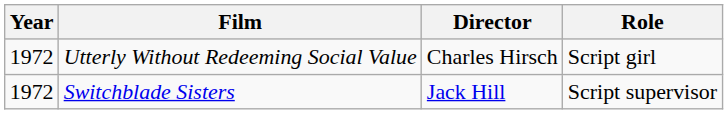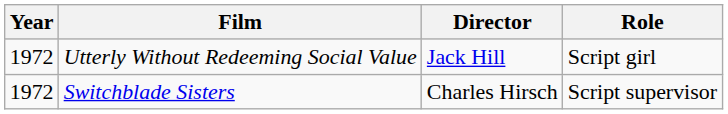(492, 56) Charles Hirsch -> (466, 56) Jack Hill
(466, 91) Jack Hill -> (492, 91) Charles Hirsch
